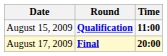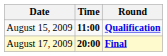columns swapped: (149, 12) <-> (105, 12)
